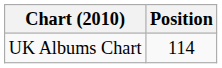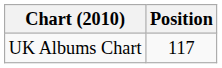(181, 47) 114 -> (181, 47) 117
